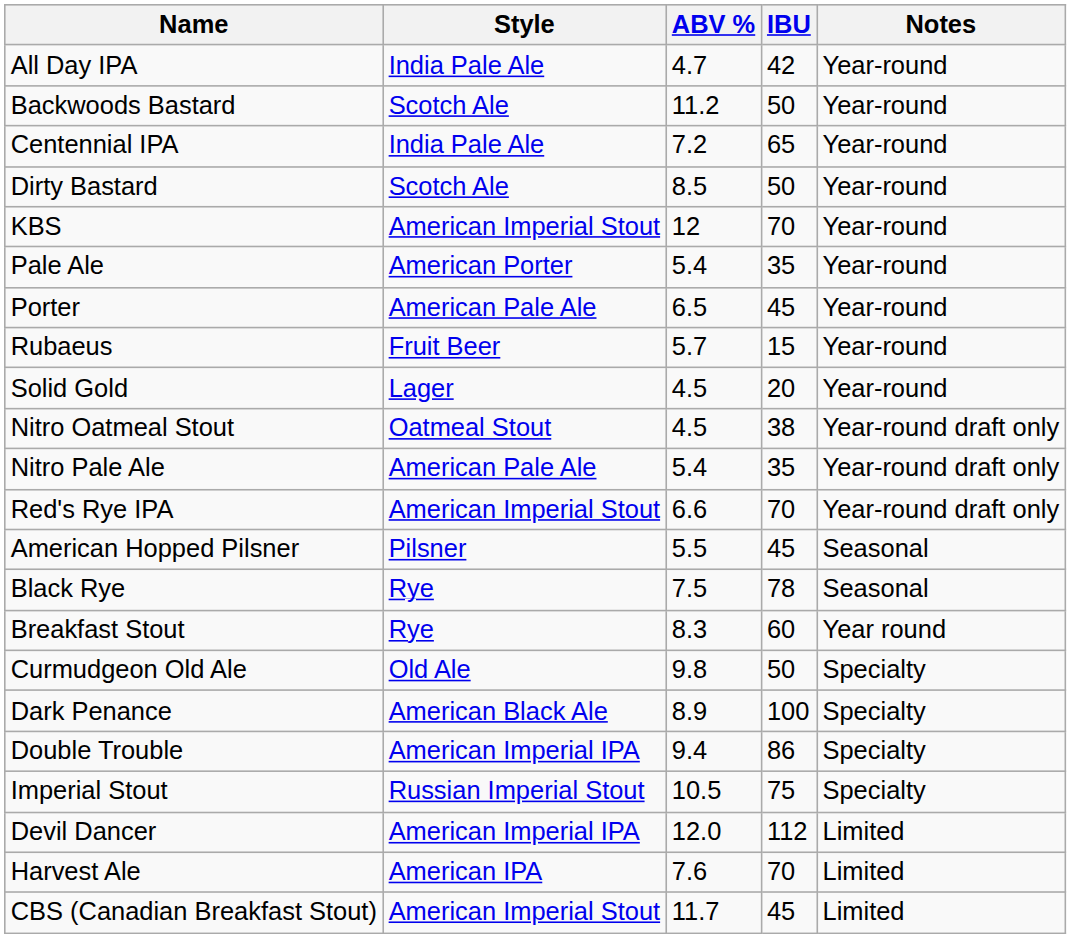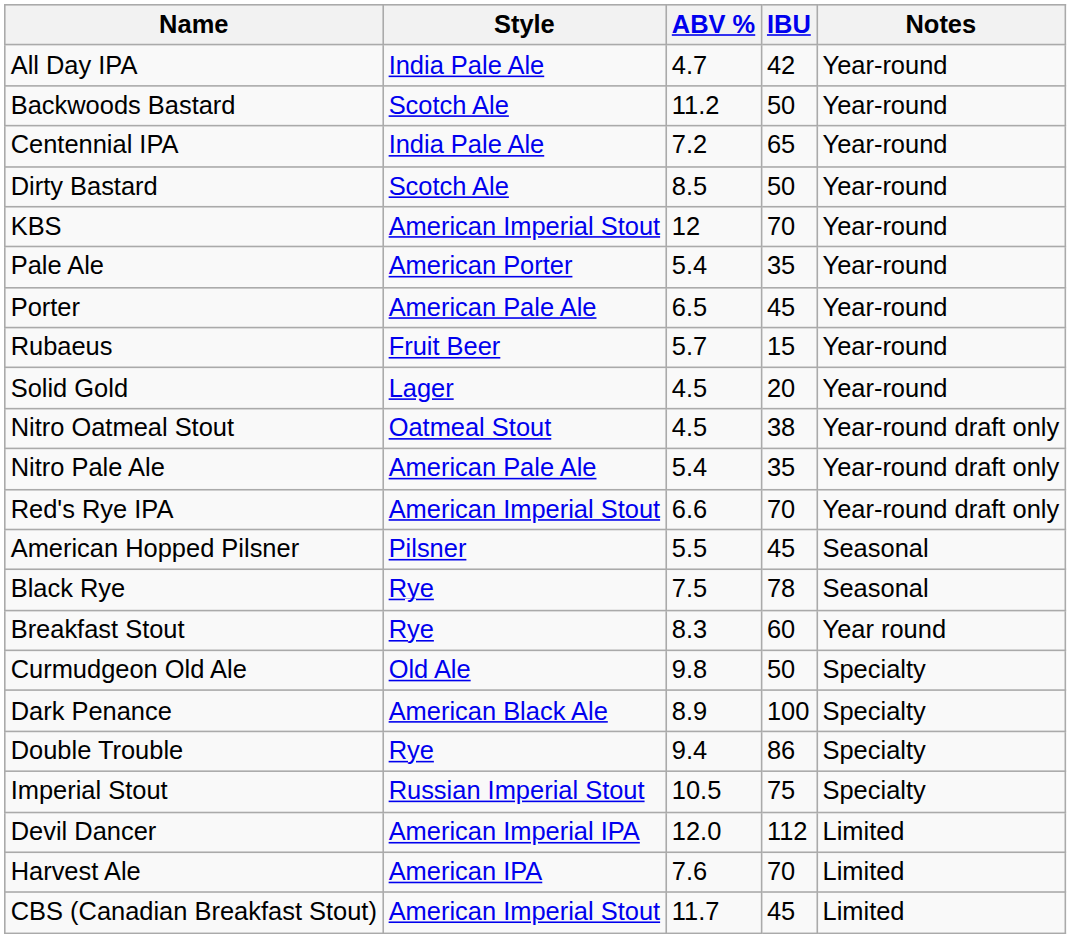(514, 750) American Imperial IPA -> (411, 750) Rye
